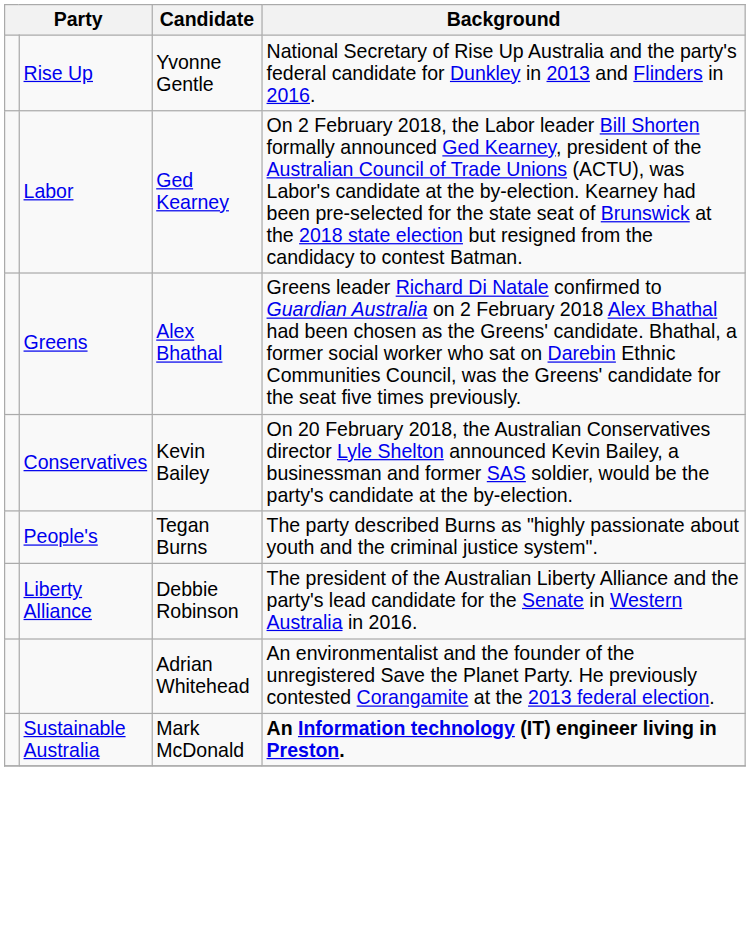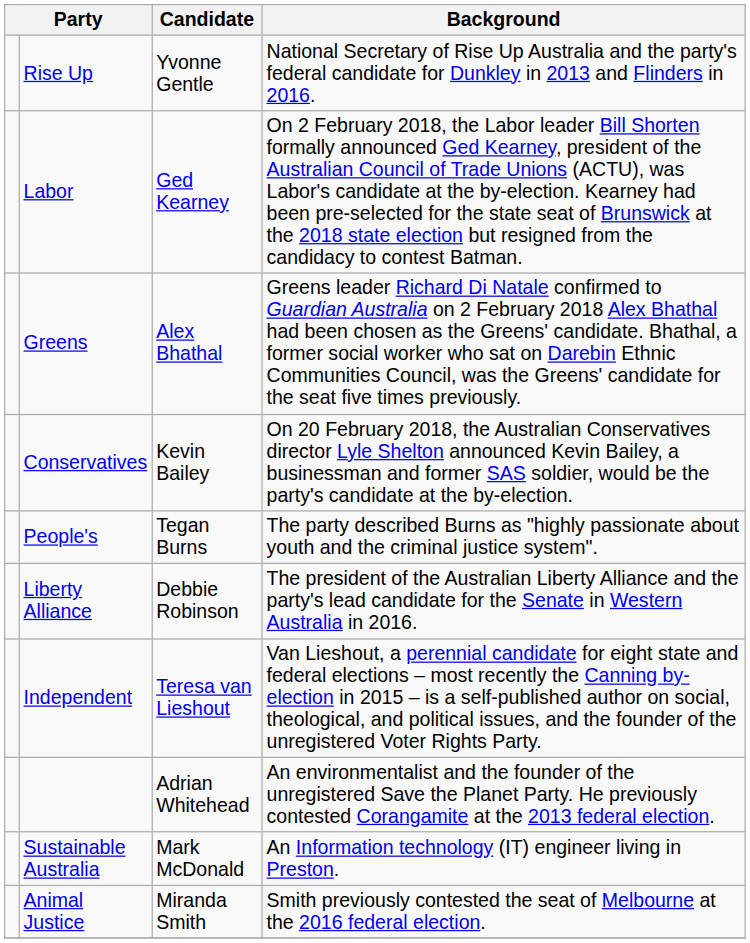+ row: (78, 697)
(492, 739) bold -> (474, 858) normal
+ row: (54, 911)
